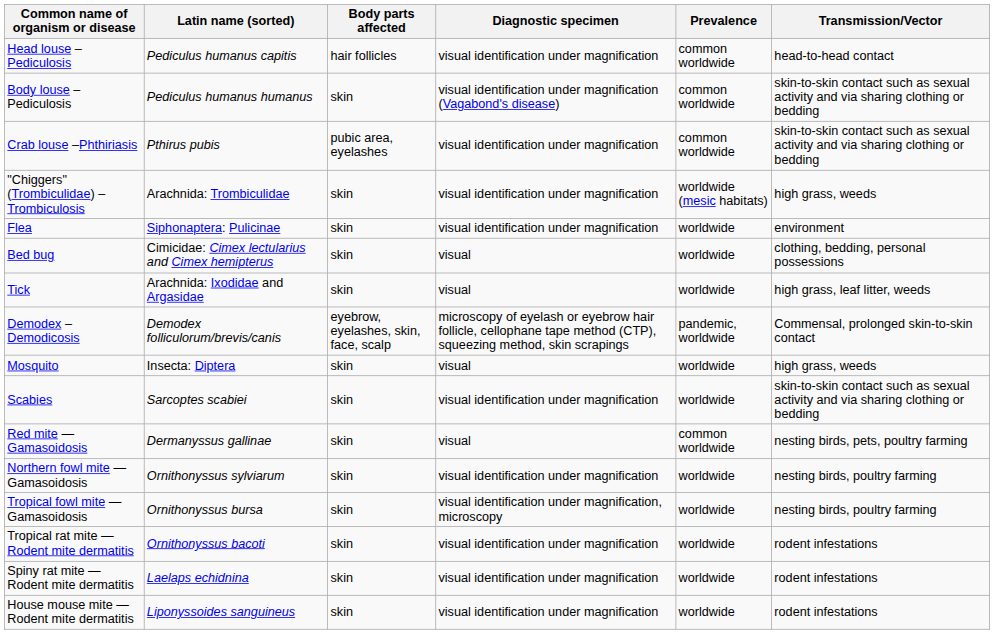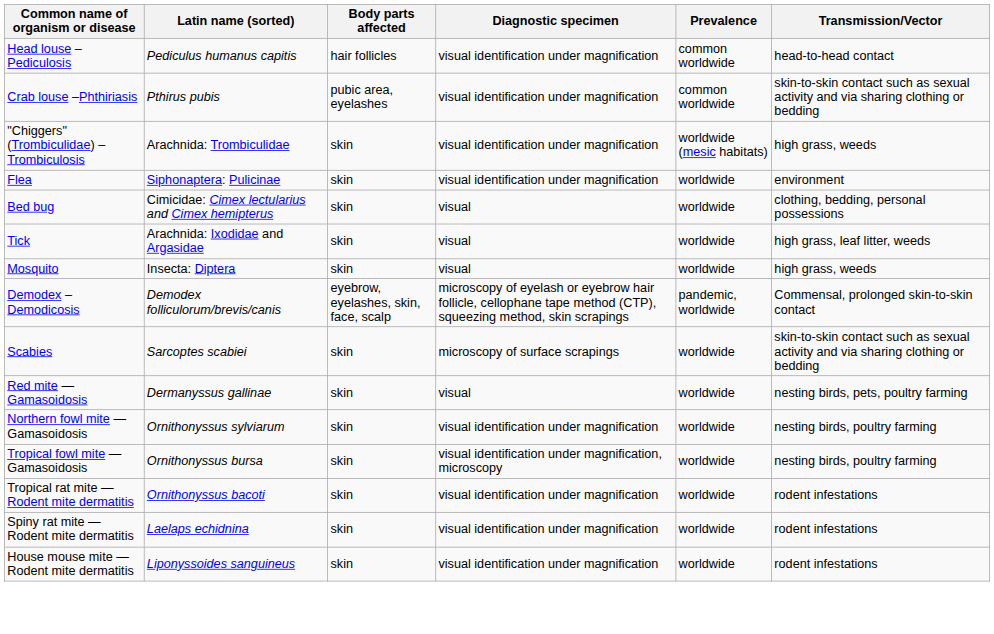- row: (44, 97)
rows swapped: (33, 365) <-> (43, 331)
(548, 399) visual identification under magnification -> (529, 351) microscopy of surface scrapings
(707, 441) common worldwide -> (707, 392) worldwide
